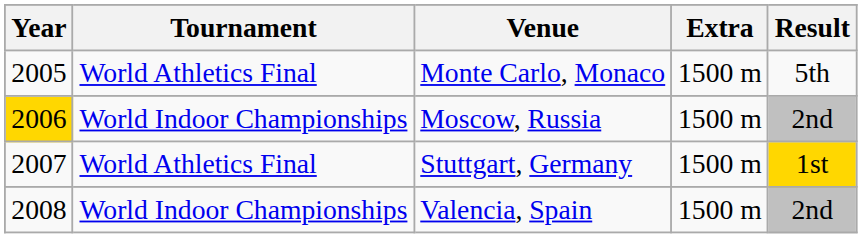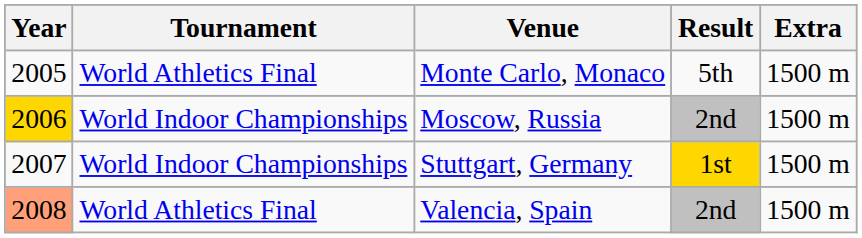columns swapped: (812, 27) <-> (720, 27)
(198, 164) World Athletics Final -> (243, 164) World Indoor Championships
(39, 209) no background -> (39, 209) lightsalmon background
(243, 209) World Indoor Championships -> (198, 209) World Athletics Final
